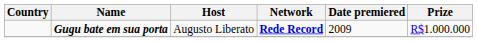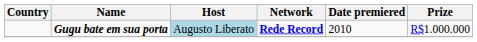(214, 29) no background -> (214, 29) lightblue background
(340, 29) 2009 -> (340, 29) 2010
